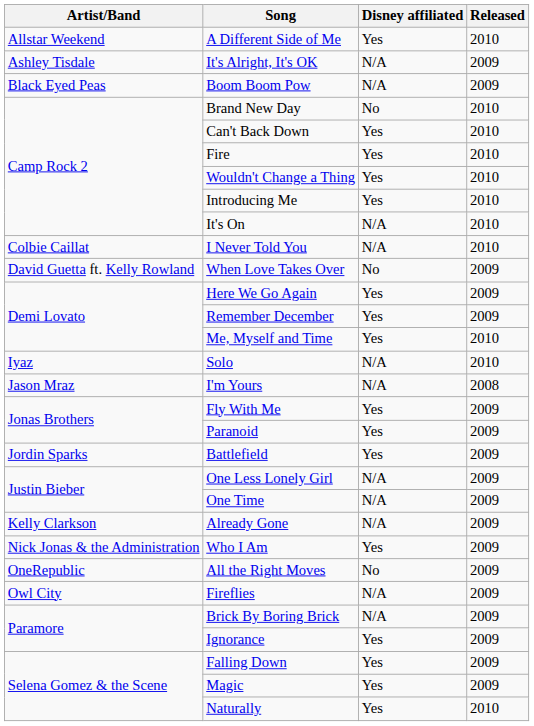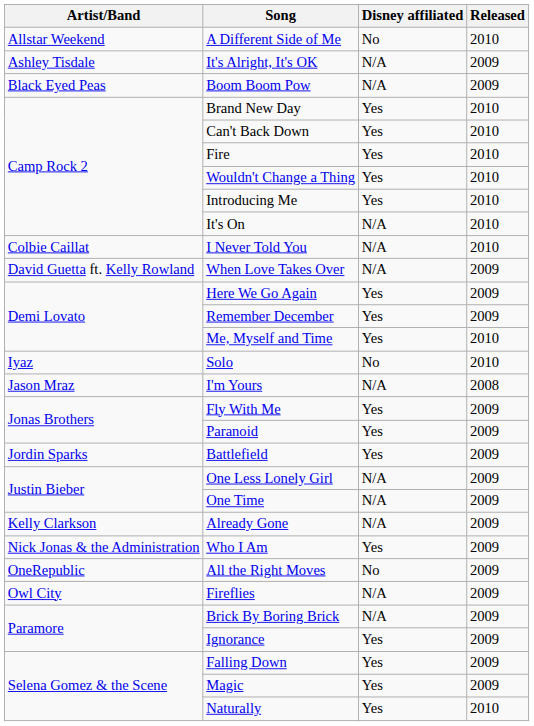(372, 39) Yes -> (371, 39) No
(371, 108) No -> (372, 108) Yes
(371, 270) No -> (374, 270) N/A
(374, 362) N/A -> (371, 362) No
